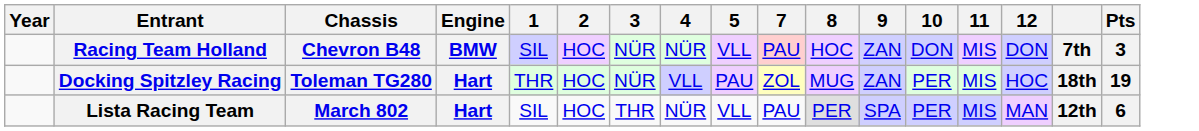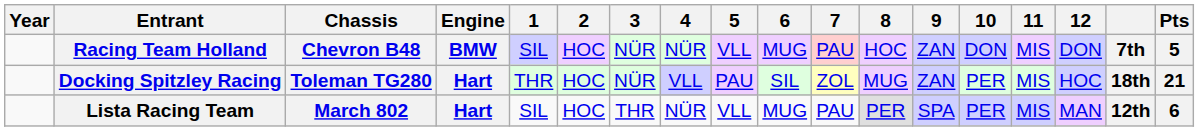+ column: (785, 19)
(1121, 50) 3 -> (1174, 50) 5
(1121, 80) 19 -> (1174, 80) 21
